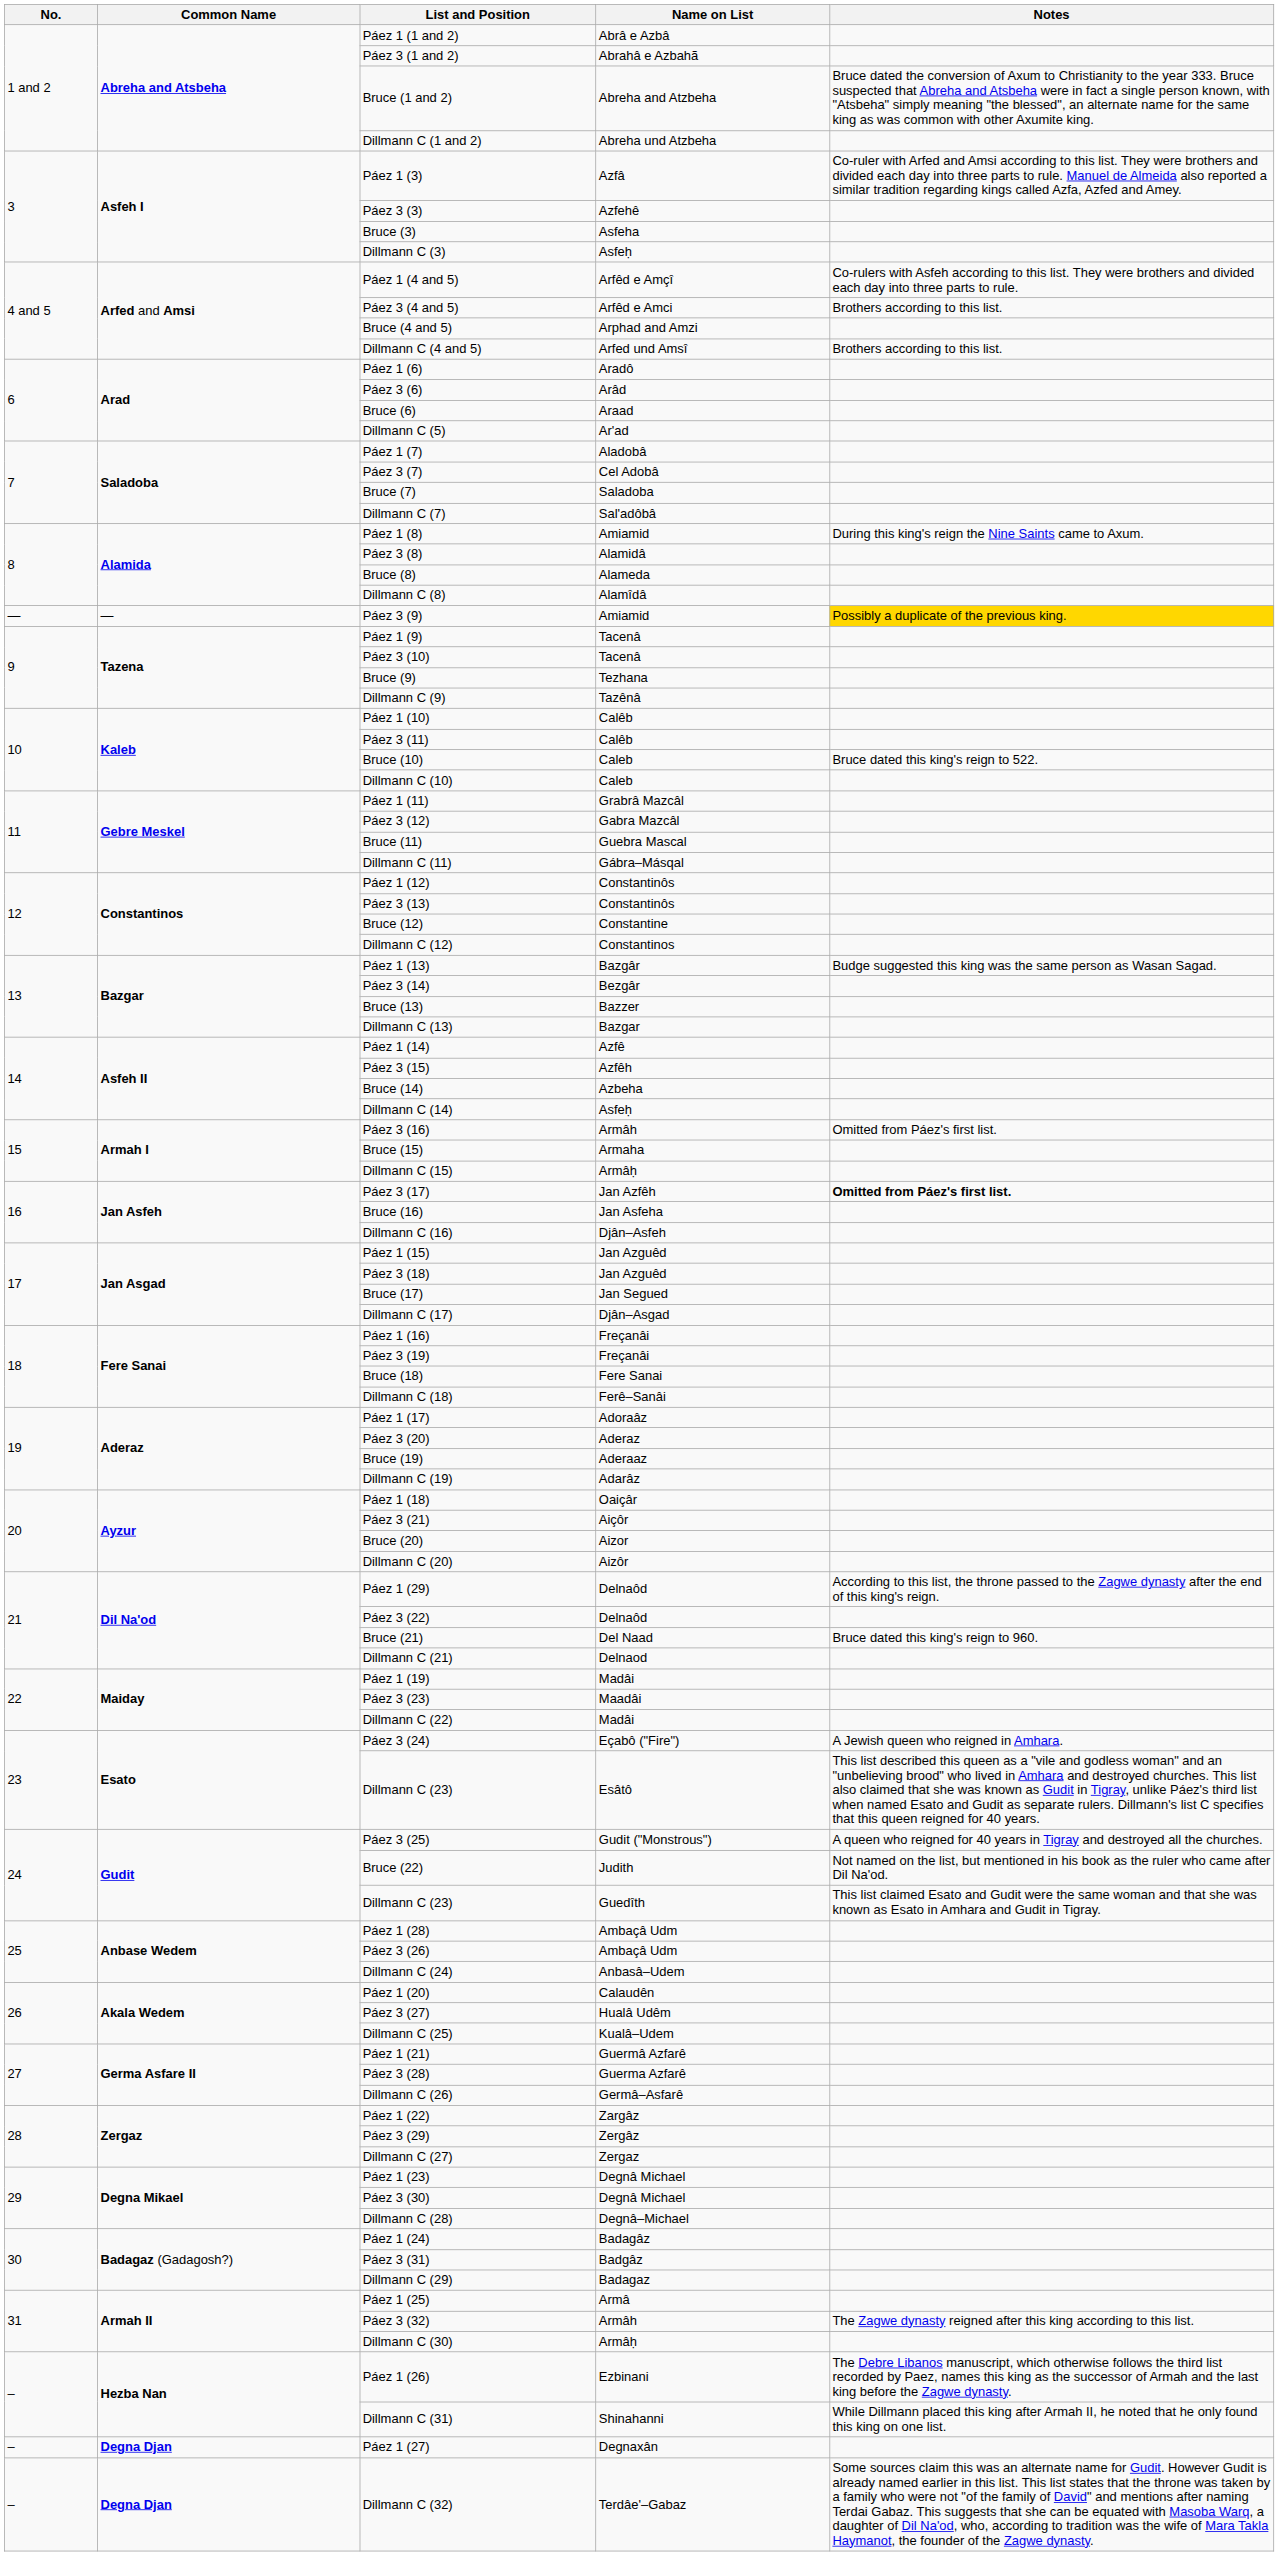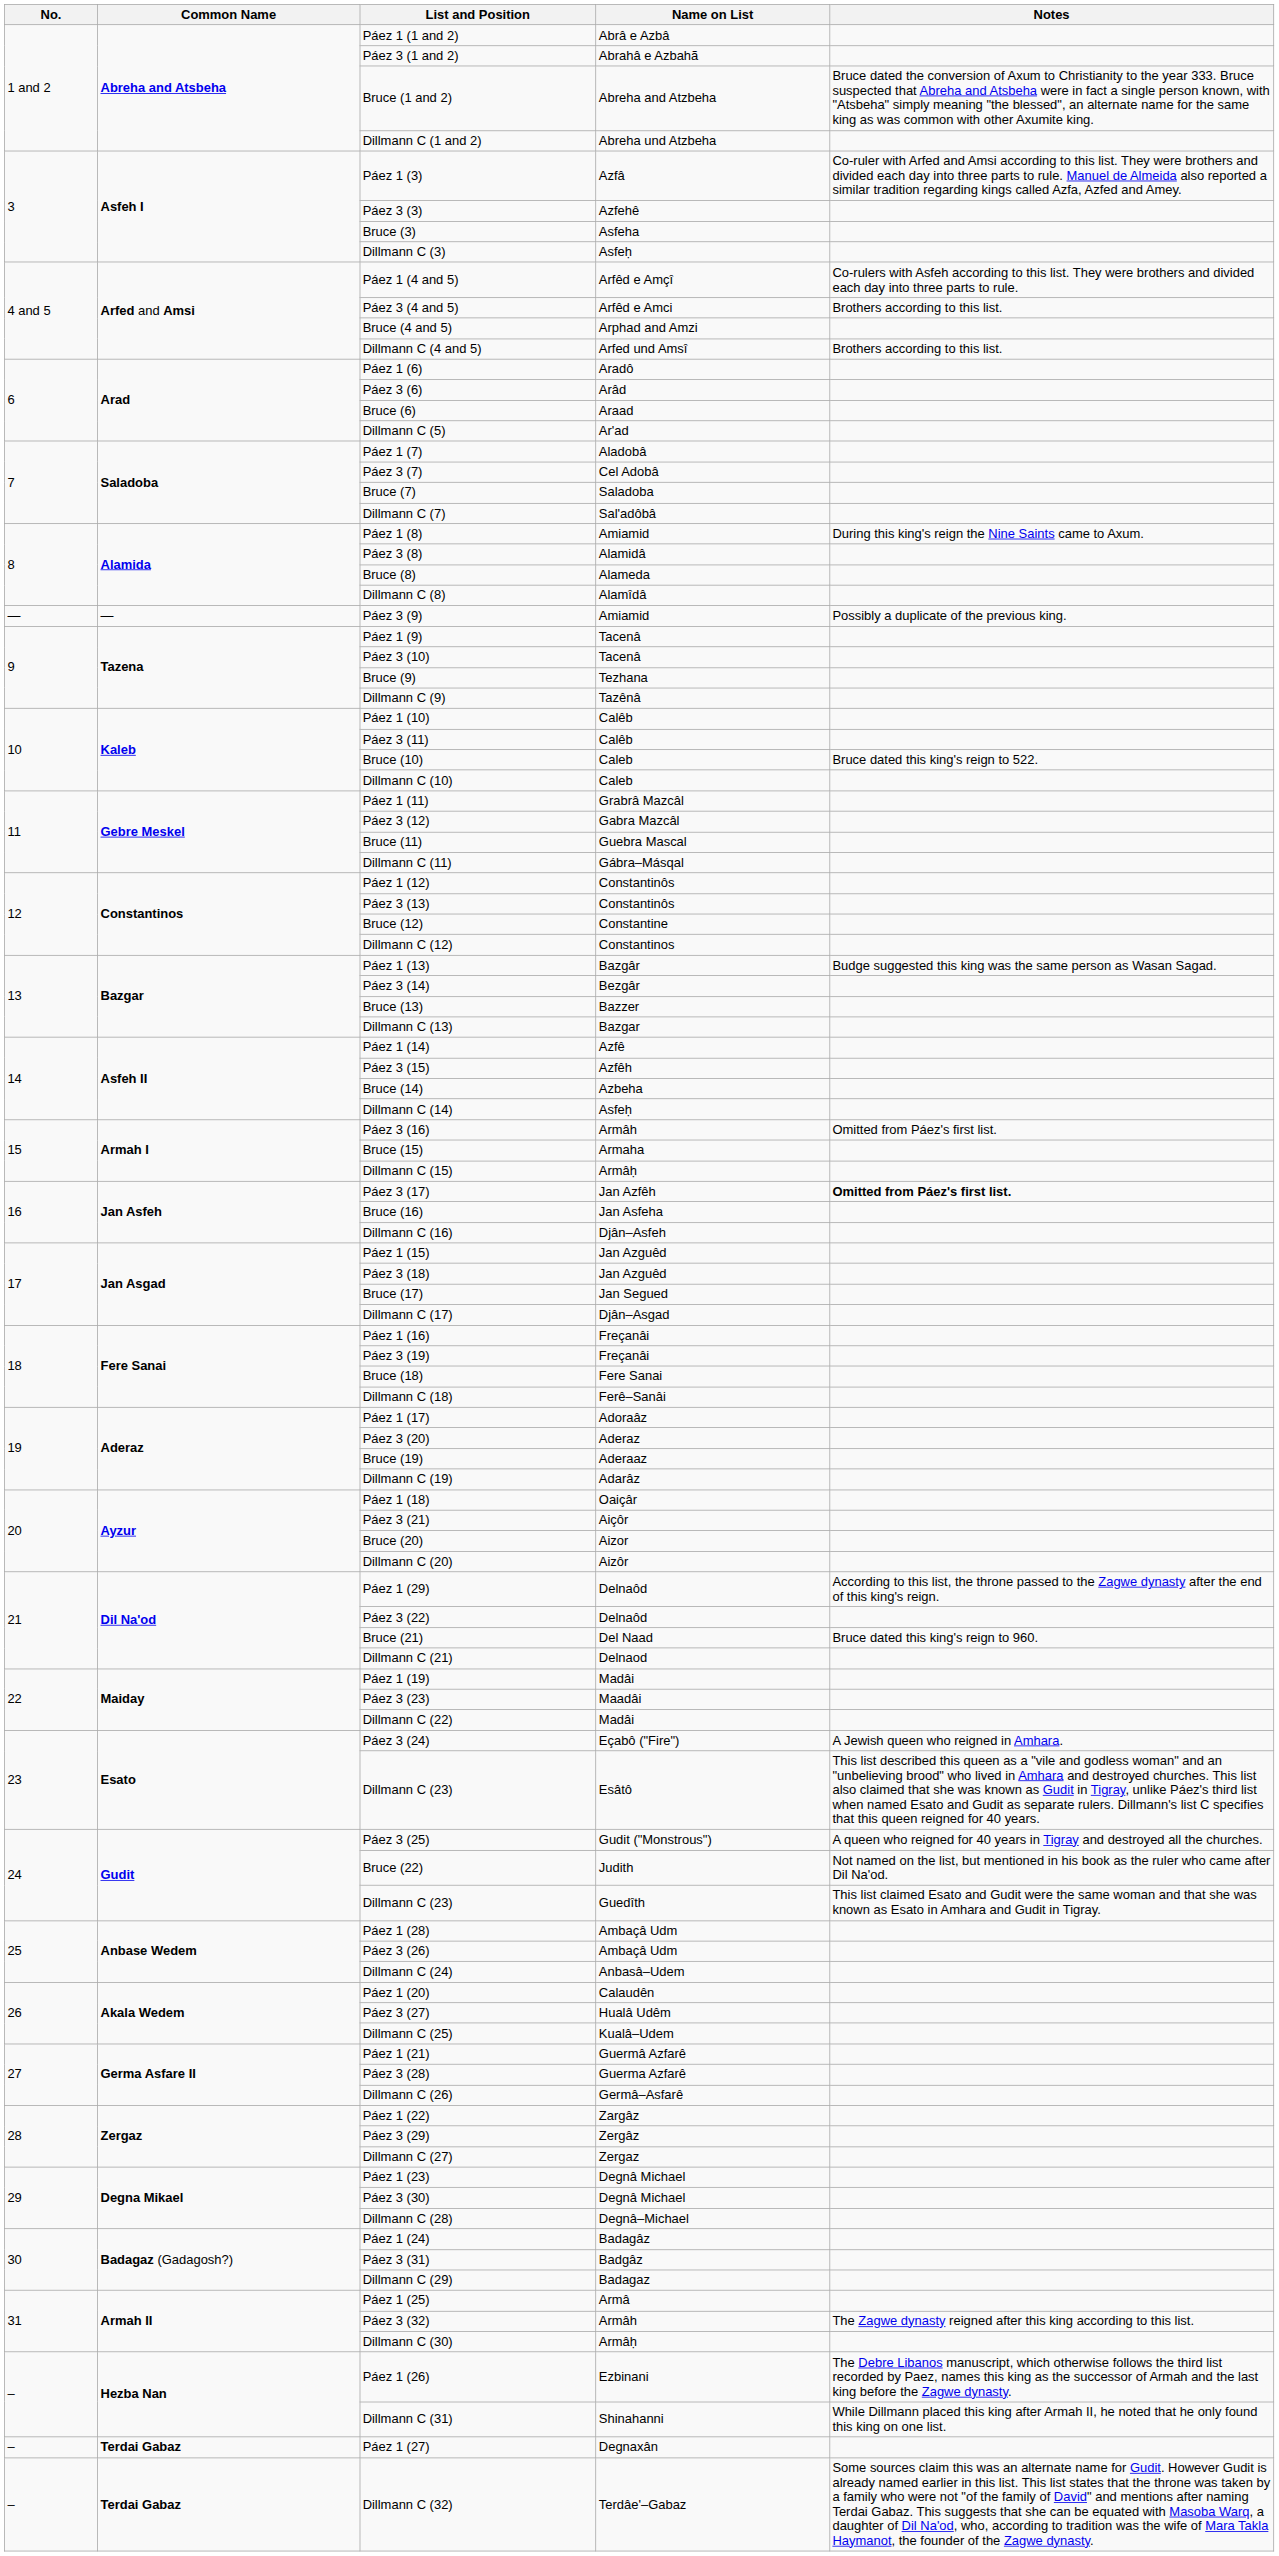(949, 616) gold background -> (949, 616) no background
(136, 2447) Degna Djan -> (141, 2447) Terdai Gabaz
(136, 2504) Degna Djan -> (141, 2504) Terdai Gabaz
